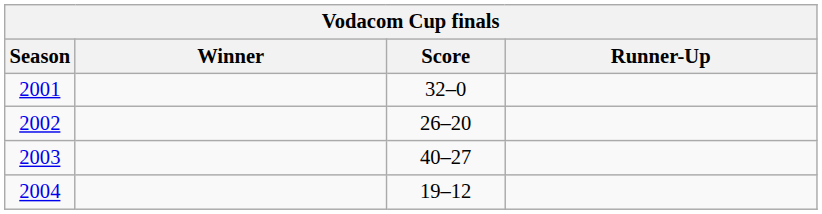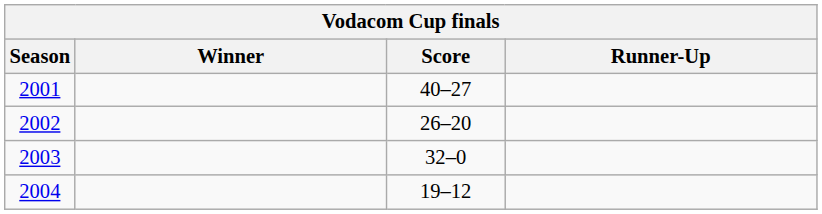(446, 89) 32–0 -> (446, 89) 40–27
(446, 157) 40–27 -> (446, 157) 32–0
